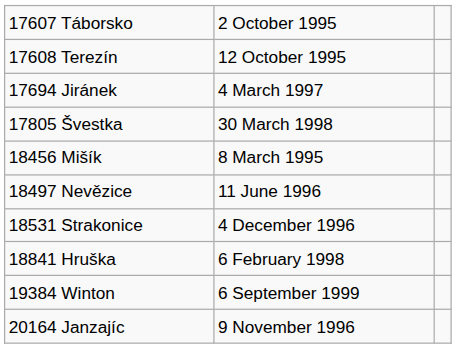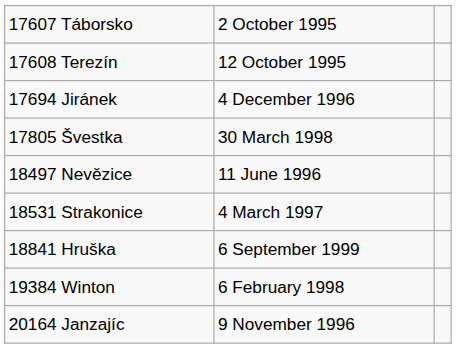(271, 90) 4 March 1997 -> (286, 100) 4 December 1996
- row: (55, 158)
(286, 225) 4 December 1996 -> (271, 212) 4 March 1997
(281, 259) 6 February 1998 -> (289, 250) 6 September 1999
(289, 293) 6 September 1999 -> (281, 287) 6 February 1998
